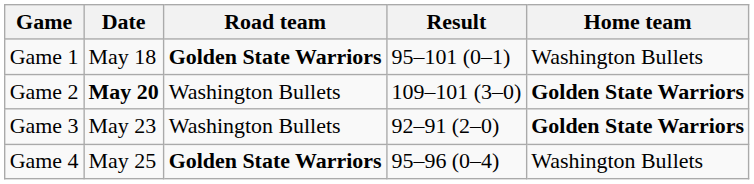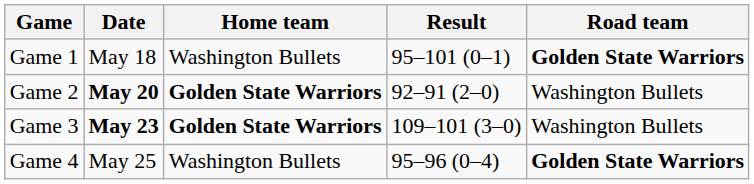columns swapped: (638, 21) <-> (275, 21)
(456, 91) 109–101 (3–0) -> (445, 91) 92–91 (2–0)
(122, 126) normal -> (124, 126) bold
(445, 126) 92–91 (2–0) -> (456, 126) 109–101 (3–0)
